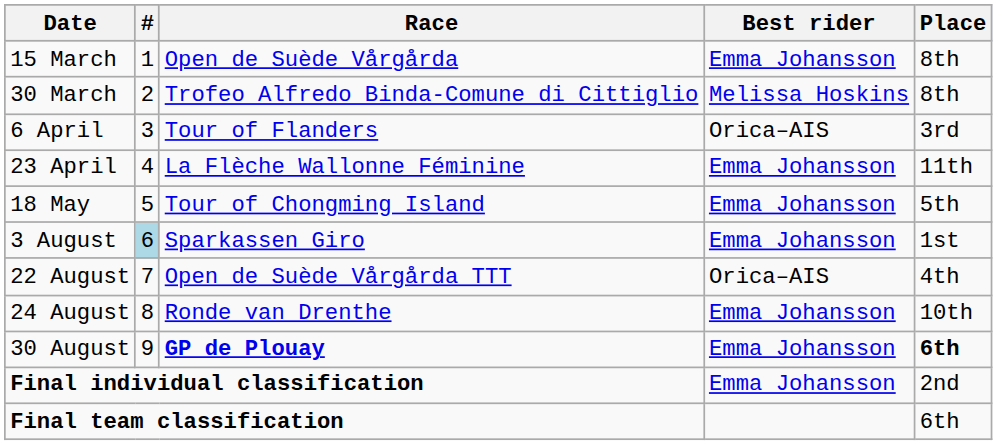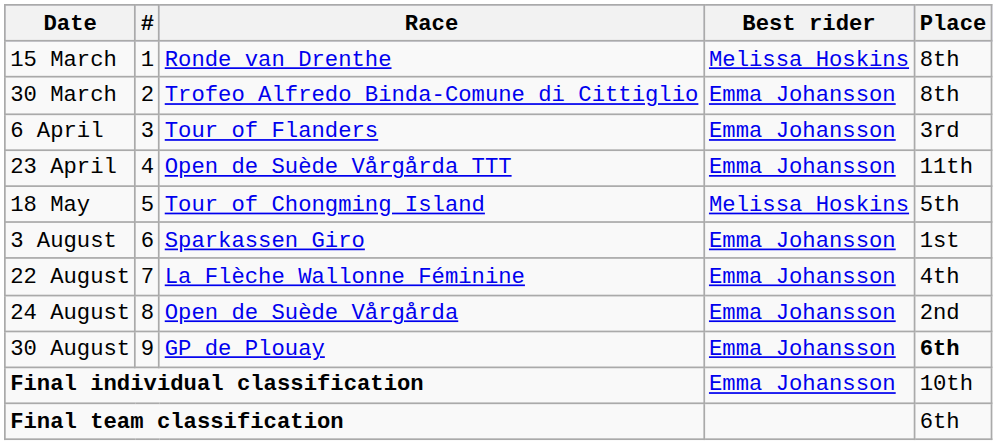(311, 59) Open de Suède Vårgårda -> (278, 59) Ronde van Drenthe
(802, 59) Emma Johansson -> (809, 59) Melissa Hoskins
(809, 95) Melissa Hoskins -> (802, 95) Emma Johansson
(769, 132) Orica–AIS -> (802, 132) Emma Johansson
(345, 168) La Flèche Wallonne Féminine -> (338, 168) Open de Suède Vårgårda TTT
(802, 204) Emma Johansson -> (809, 204) Melissa Hoskins
(147, 240) lightblue background -> (147, 240) no background
(338, 277) Open de Suède Vårgårda TTT -> (345, 277) La Flèche Wallonne Féminine
(769, 277) Orica–AIS -> (802, 277) Emma Johansson
(278, 313) Ronde van Drenthe -> (311, 313) Open de Suède Vårgårda
(946, 313) 10th -> (940, 313) 2nd
(245, 349) bold -> (245, 349) normal
(940, 385) 2nd -> (946, 385) 10th
